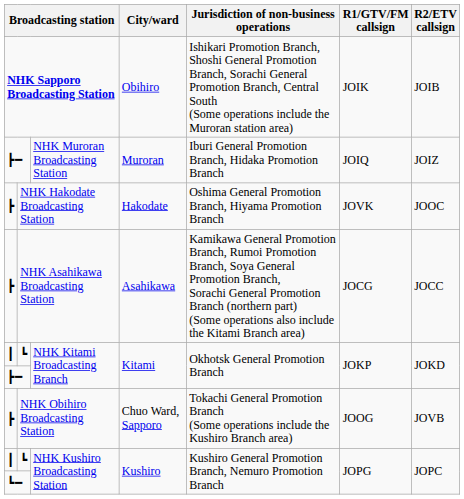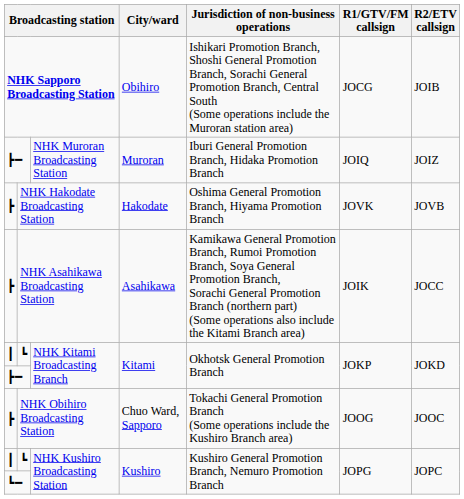(356, 87) JOIK -> (358, 87) JOCG
(429, 206) JOOC -> (429, 206) JOVB
(358, 285) JOCG -> (356, 285) JOIK
(429, 418) JOVB -> (429, 418) JOOC
